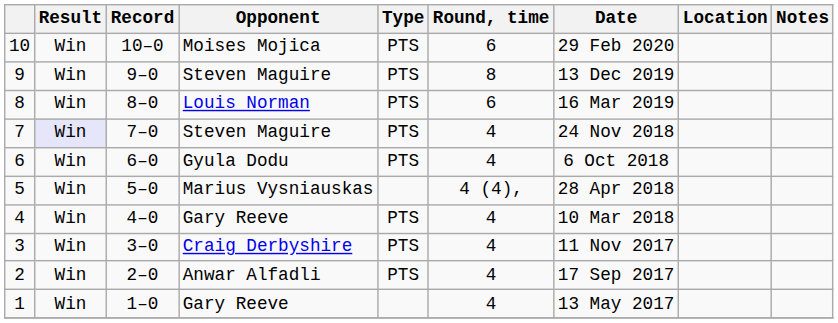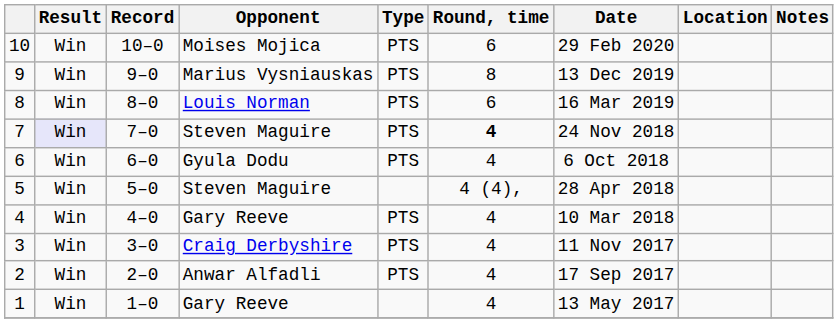(257, 76) Steven Maguire -> (278, 76) Marius Vysniauskas
(491, 133) normal -> (491, 133) bold
(278, 190) Marius Vysniauskas -> (257, 190) Steven Maguire
